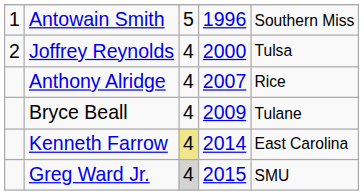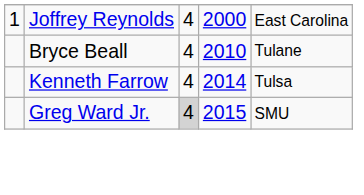- row: (97, 19)
(15, 50) 2 -> (15, 19) 1
(273, 51) Tulsa -> (301, 20) East Carolina
- row: (97, 81)
(225, 112) 2009 -> (225, 50) 2010
(188, 143) khaki background -> (188, 81) no background
(301, 144) East Carolina -> (273, 82) Tulsa
